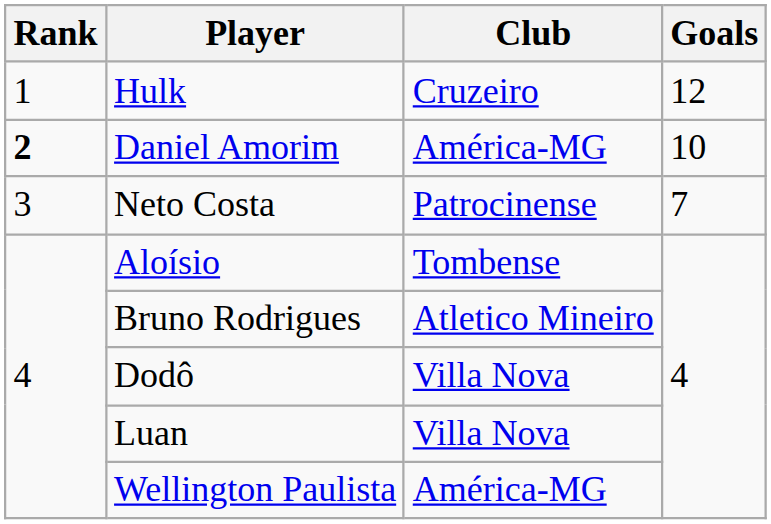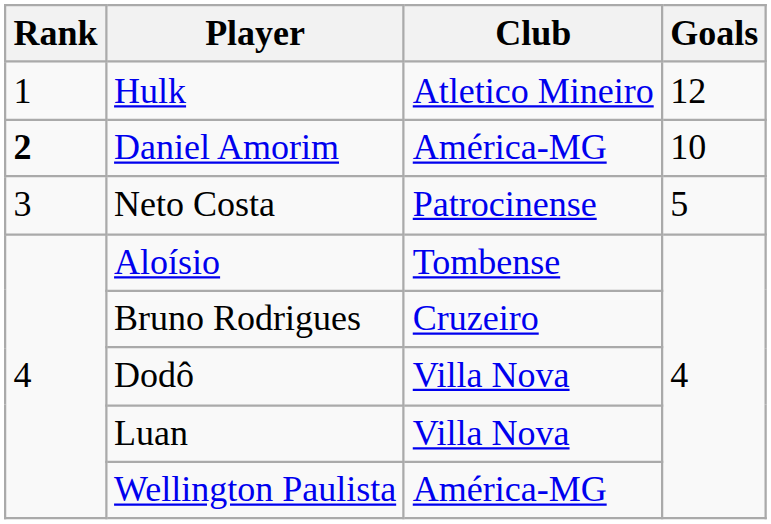(476, 90) Cruzeiro -> (533, 90) Atletico Mineiro
(679, 204) 7 -> (679, 204) 5
(533, 318) Atletico Mineiro -> (476, 318) Cruzeiro
